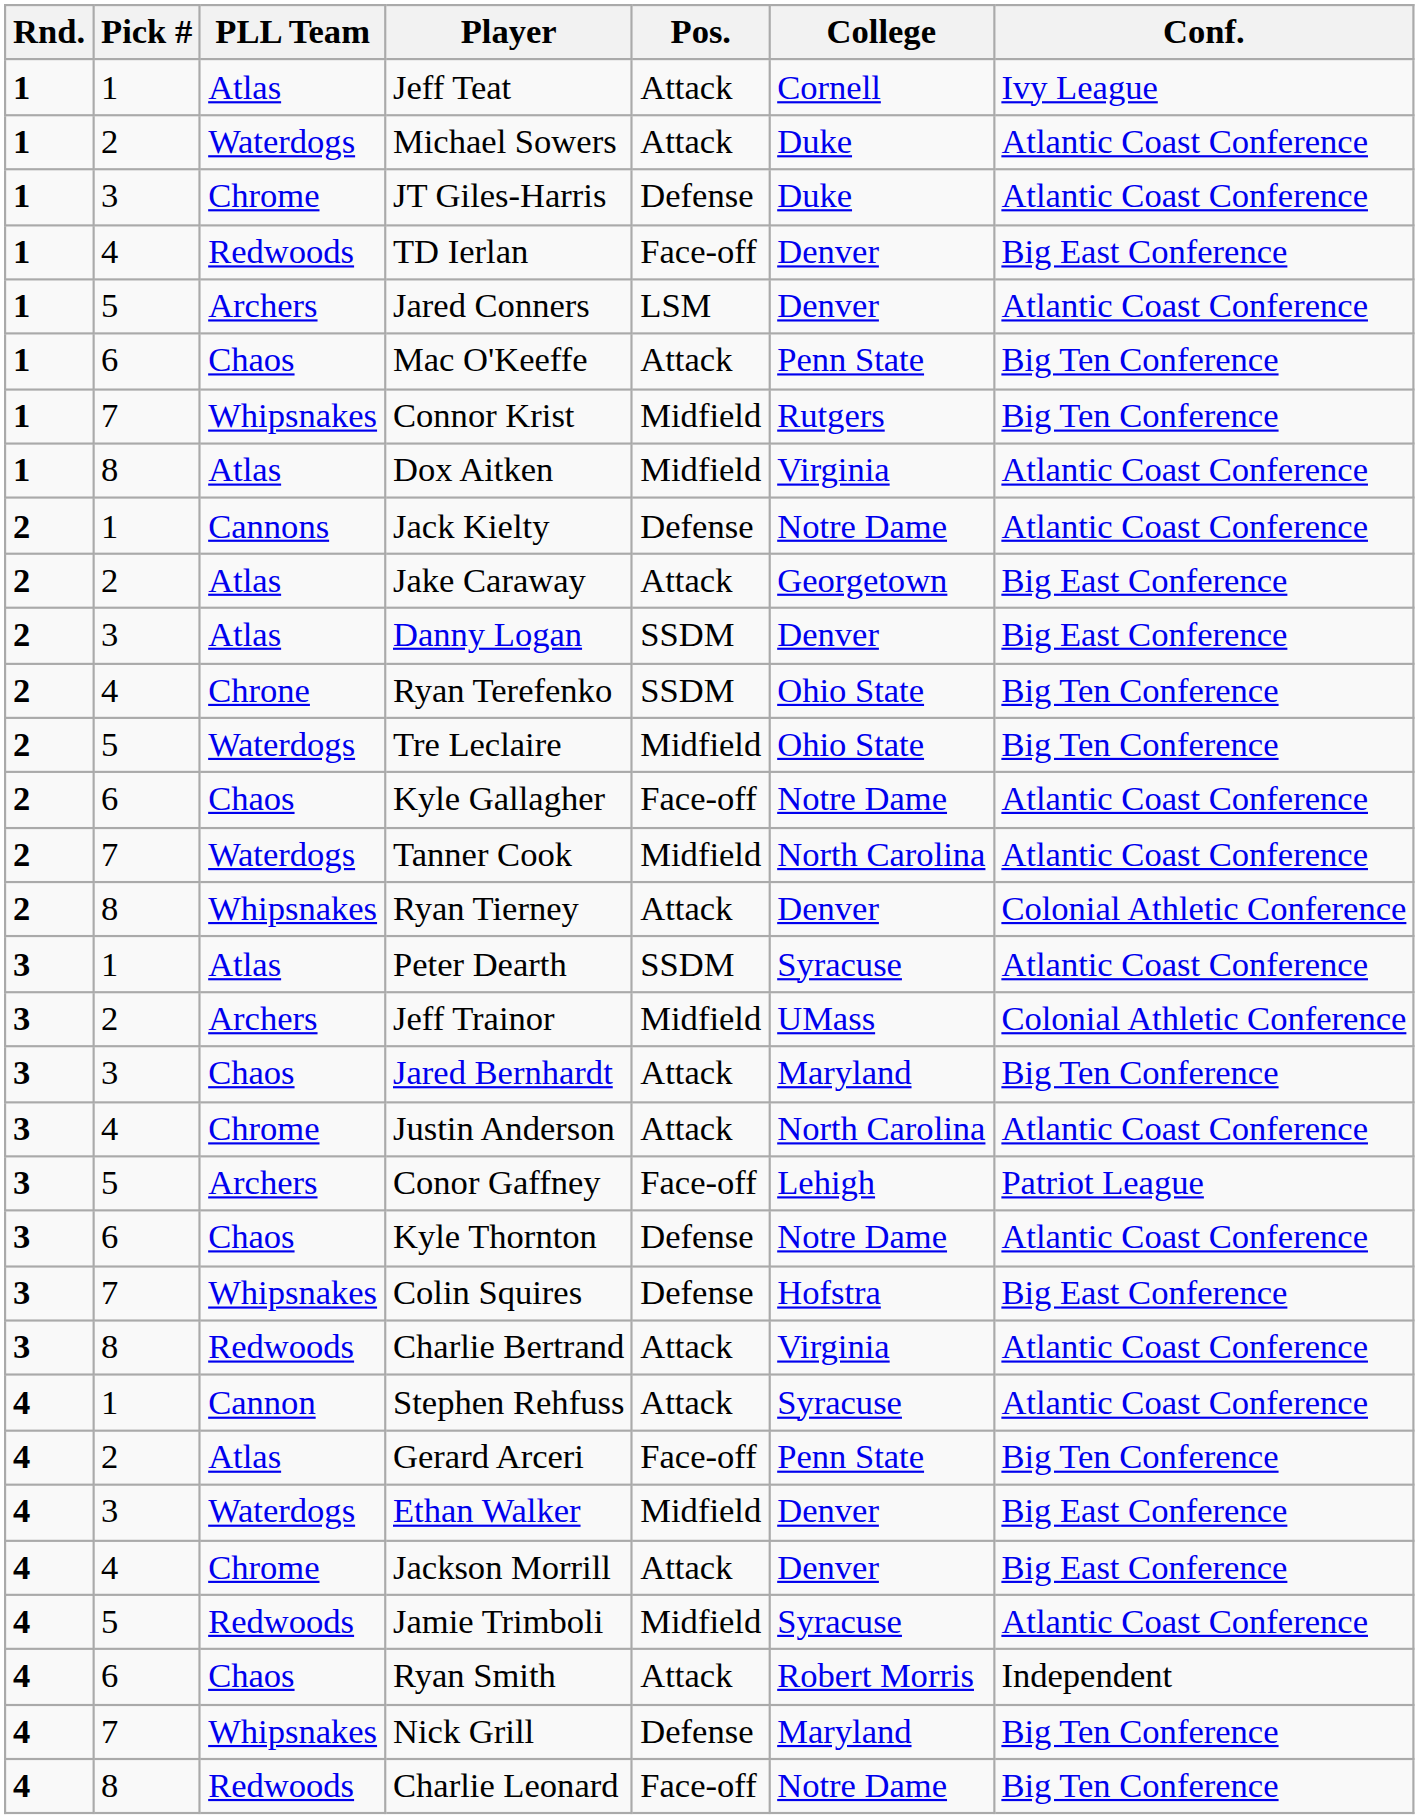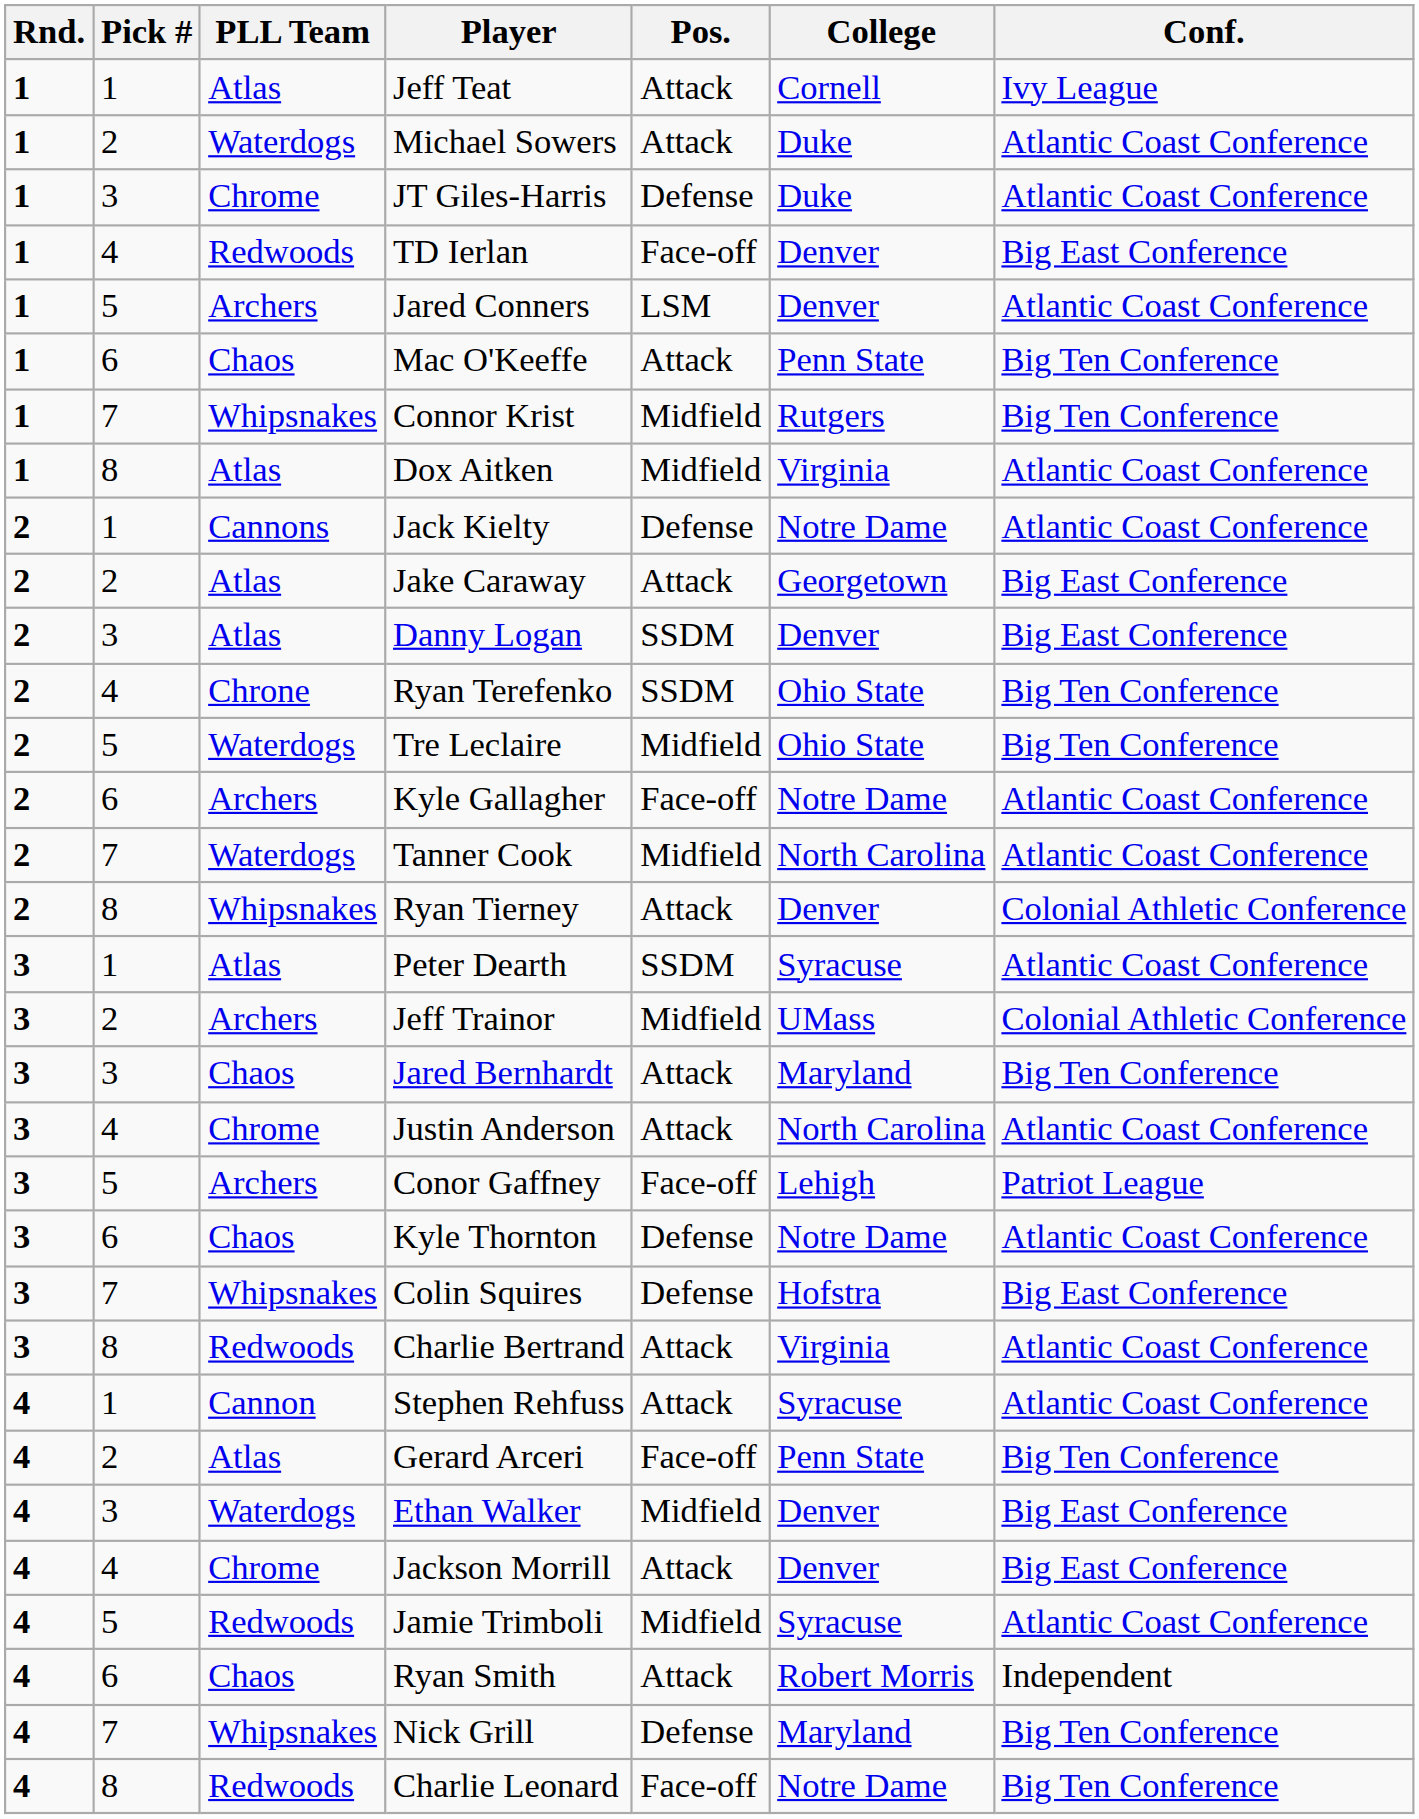(251, 799) Chaos -> (263, 799) Archers
